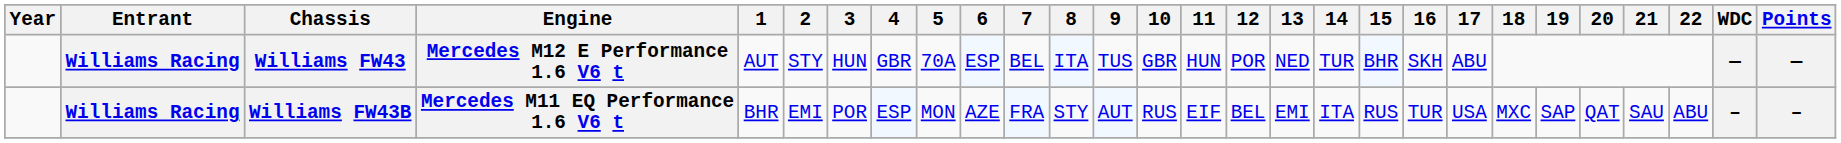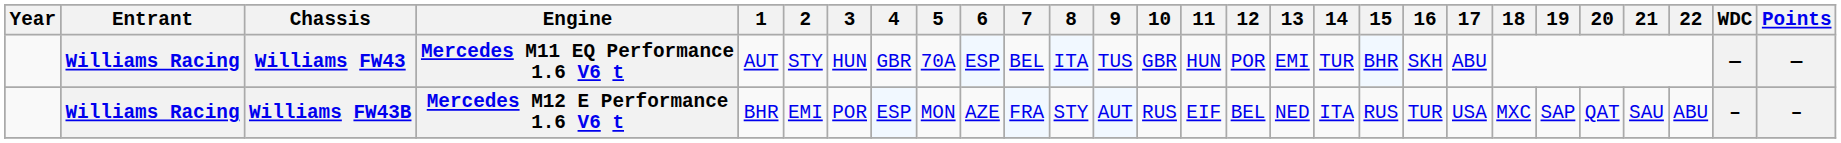(578, 61) Mercedes M12 E Performance 1.6 V6 t -> (578, 61) Mercedes M11 EQ Performance 1.6 V6 t
(1292, 61) NED -> (1292, 61) EMI
(578, 113) Mercedes M11 EQ Performance 1.6 V6 t -> (578, 113) Mercedes M12 E Performance 1.6 V6 t
(1292, 113) EMI -> (1292, 113) NED
